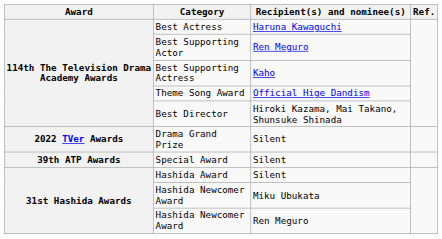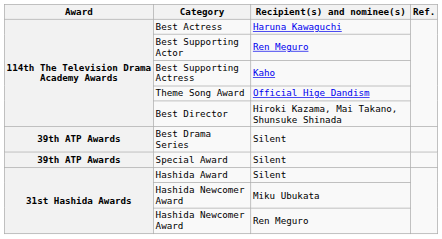+ row: (183, 139)
- row: (186, 139)
